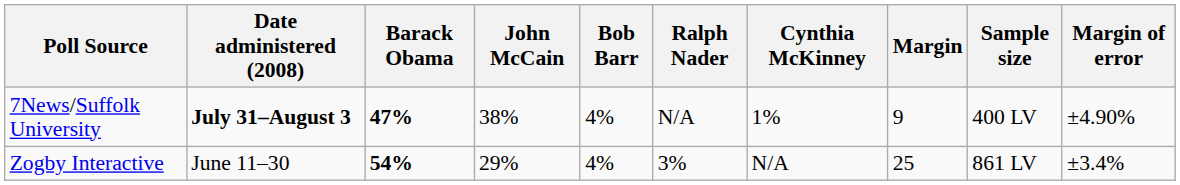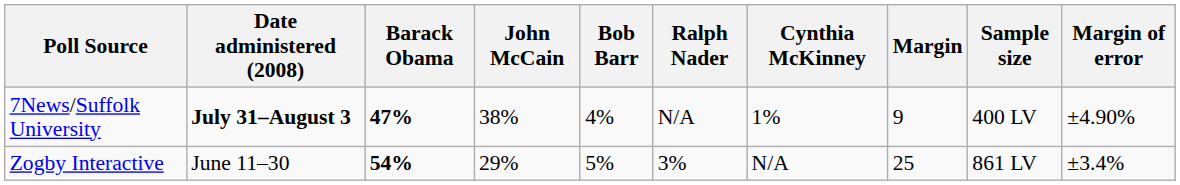(600, 163) 4% -> (600, 163) 5%
